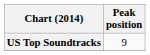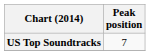(124, 42) 9 -> (124, 42) 7
